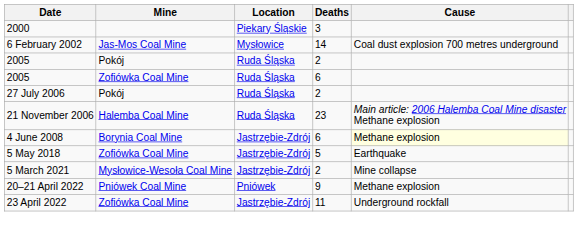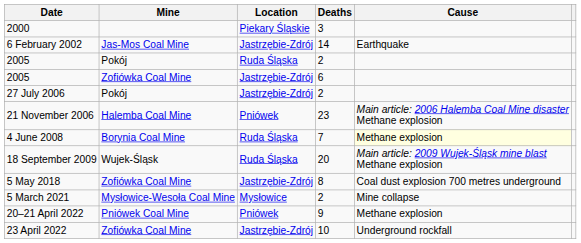(260, 45) Mysłowice -> (276, 45) Jastrzębie-Zdrój
(456, 45) Coal dust explosion 700 metres underground -> (383, 45) Earthquake
(266, 77) Ruda Śląska -> (276, 77) Jastrzębie-Zdrój
(266, 93) Ruda Śląska -> (276, 93) Jastrzębie-Zdrój
(266, 115) Ruda Śląska -> (259, 115) Pniówek
(273, 137) Jastrzębie-Zdrój -> (269, 137) Ruda Śląska
(318, 137) 6 -> (321, 137) 7
+ row: (52, 159)
(318, 154) 5 -> (321, 181) 8
(380, 154) Earthquake -> (459, 181) Coal dust explosion 700 metres underground
(273, 170) Jastrzębie-Zdrój -> (263, 198) Mysłowice
(320, 202) 11 -> (323, 230) 10
